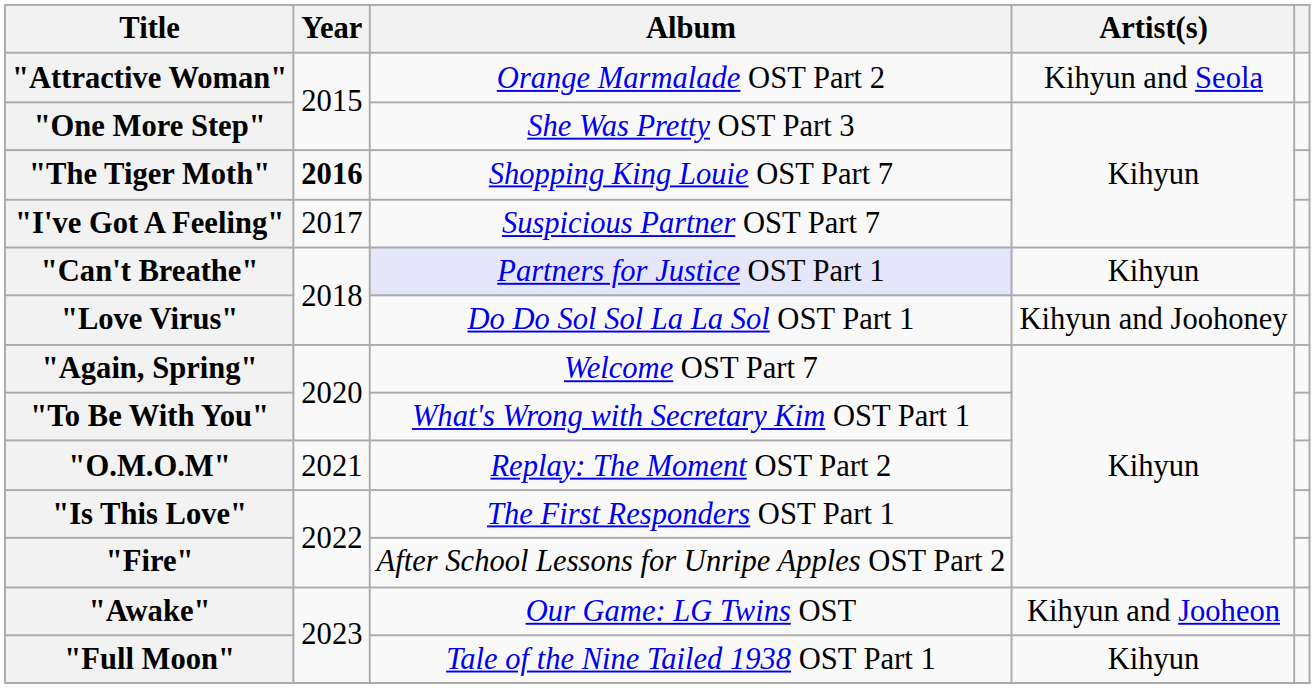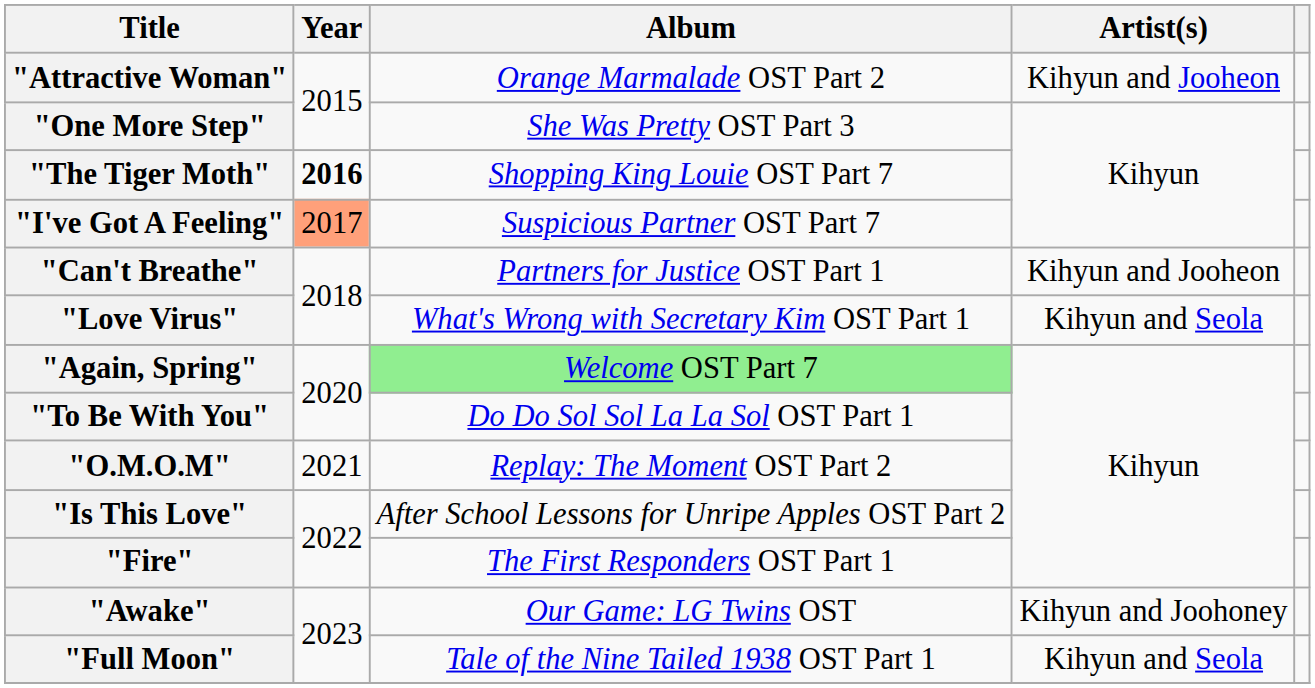(1154, 77) Kihyun and Seola -> (1154, 77) Kihyun and Jooheon
(332, 222) no background -> (332, 222) lightsalmon background
(691, 271) lavender background -> (691, 271) no background
(1154, 271) Kihyun -> (1154, 271) Kihyun and Jooheon
(691, 319) Do Do Sol Sol La La Sol OST Part 1 -> (691, 319) What's Wrong with Secretary Kim OST Part 1
(1154, 319) Kihyun and Joohoney -> (1154, 319) Kihyun and Seola
(691, 367) no background -> (691, 367) lightgreen background
(691, 416) What's Wrong with Secretary Kim OST Part 1 -> (691, 416) Do Do Sol Sol La La Sol OST Part 1
(691, 513) The First Responders OST Part 1 -> (691, 513) After School Lessons for Unripe Apples OST Part 2
(691, 561) After School Lessons for Unripe Apples OST Part 2 -> (691, 561) The First Responders OST Part 1
(1154, 610) Kihyun and Jooheon -> (1154, 610) Kihyun and Joohoney
(1154, 658) Kihyun -> (1154, 658) Kihyun and Seola
